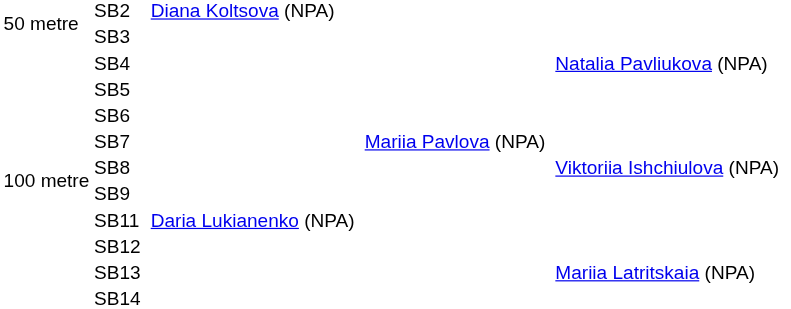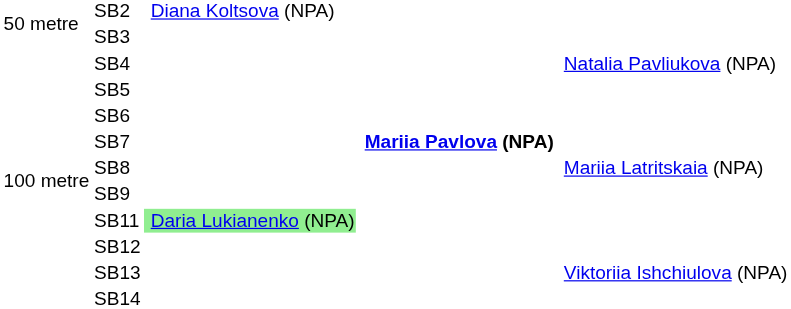(452, 142) normal -> (457, 142) bold
(665, 168) Viktoriia Ishchiulova (NPA) -> (661, 168) Mariia Latritskaia (NPA)
(250, 220) no background -> (250, 220) lightgreen background
(653, 272) Mariia Latritskaia (NPA) -> (673, 272) Viktoriia Ishchiulova (NPA)
